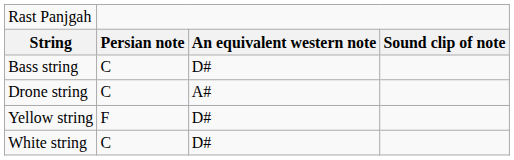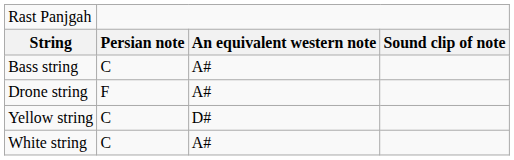(202, 67) D# -> (202, 67) A#
(106, 92) C -> (105, 92) F
(105, 117) F -> (106, 117) C
(202, 142) D# -> (202, 142) A#
